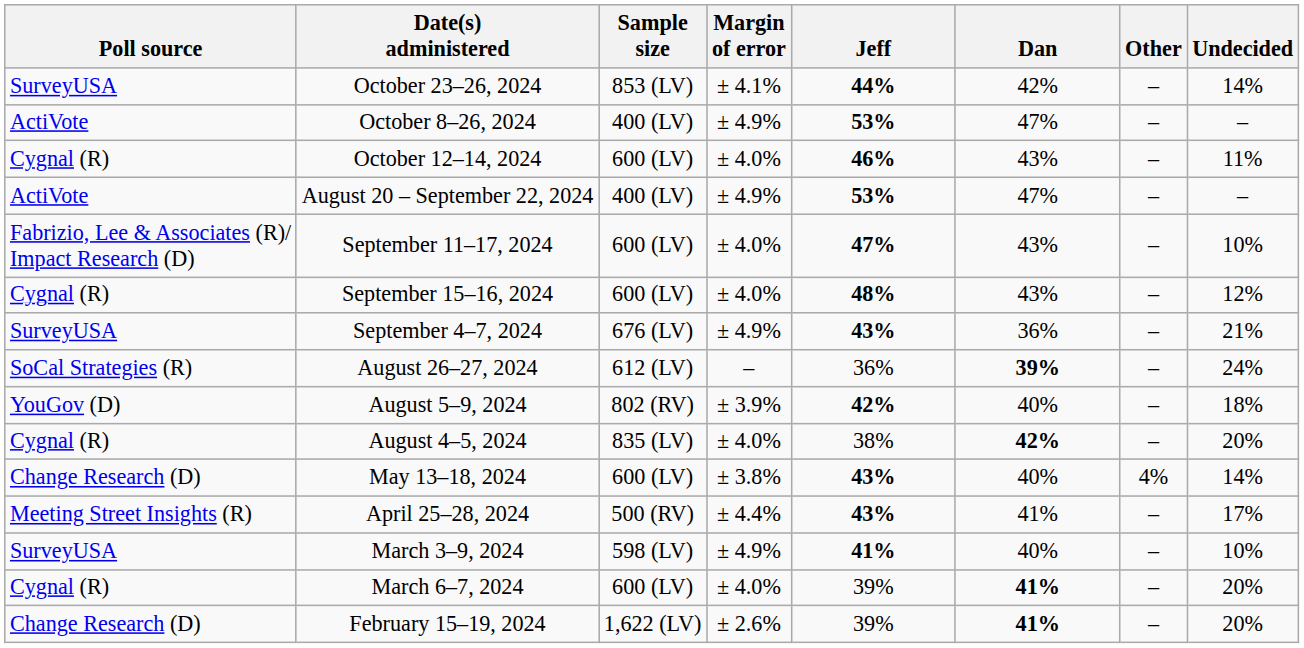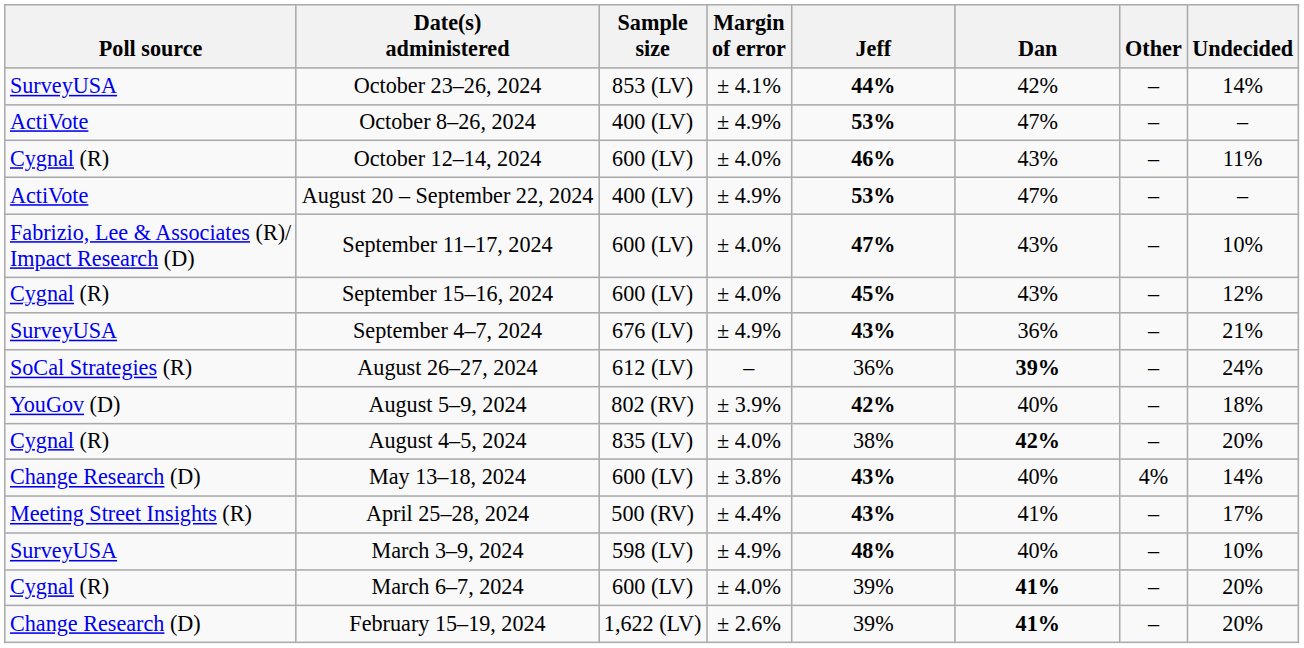(873, 294) 48% -> (873, 294) 45%
(873, 551) 41% -> (873, 551) 48%
